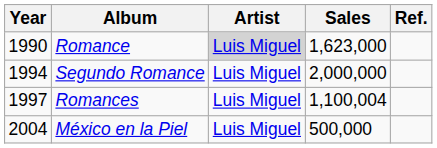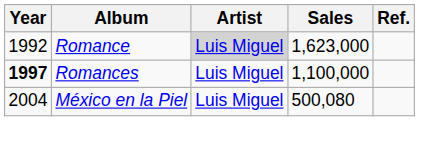(28, 45) 1990 -> (28, 45) 1992
- row: (130, 73)
(28, 101) normal -> (28, 73) bold
(348, 101) 1,100,004 -> (330, 73) 1,100,000
(341, 128) 500,000 -> (323, 101) 500,080
